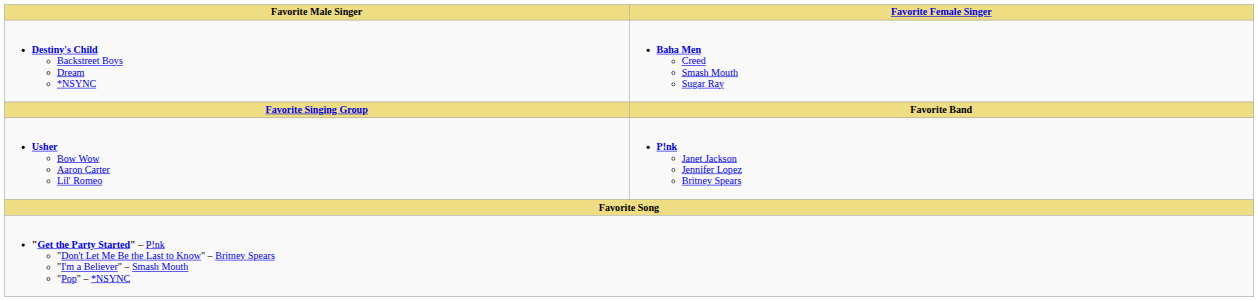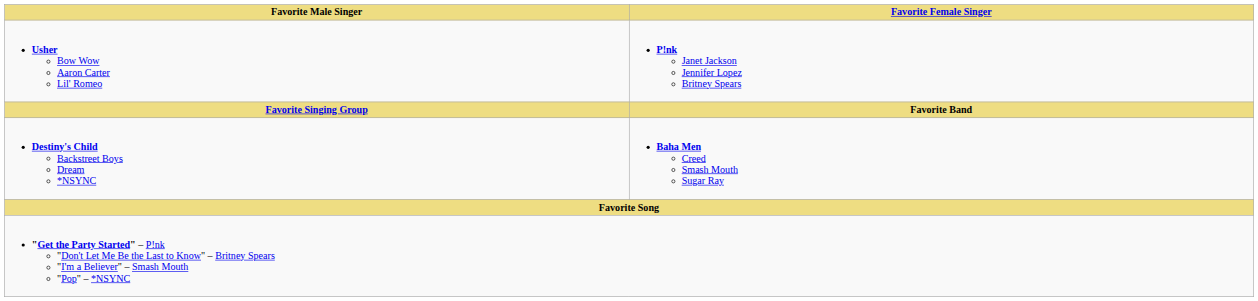rows swapped: (317, 164) <-> (317, 67)
